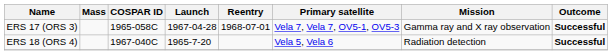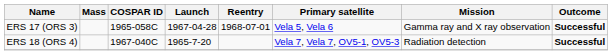(337, 27) Vela 7, Vela 7, OV5-1, OV5-3 -> (304, 27) Vela 5, Vela 6
(304, 42) Vela 5, Vela 6 -> (337, 42) Vela 7, Vela 7, OV5-1, OV5-3
